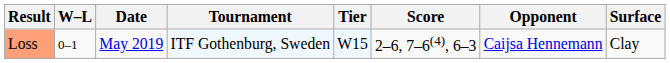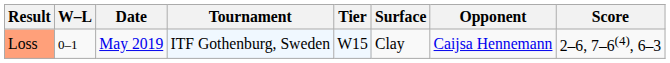columns swapped: (635, 16) <-> (426, 16)
